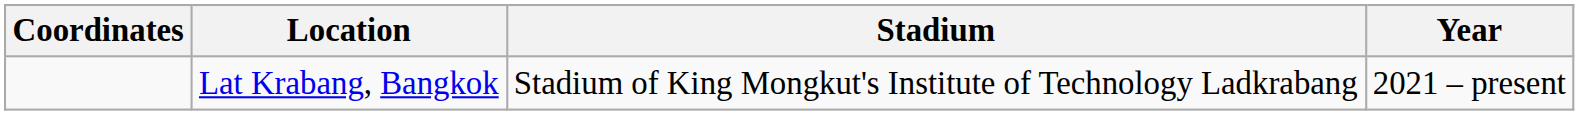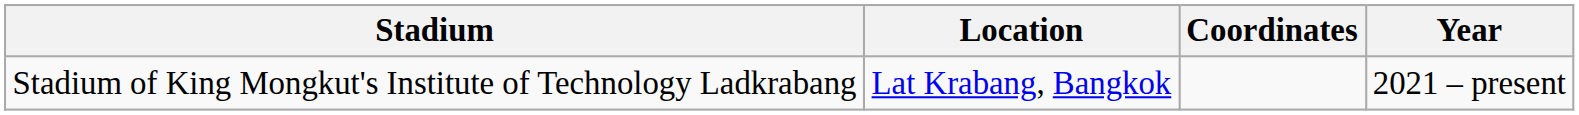columns swapped: (98, 30) <-> (936, 30)
